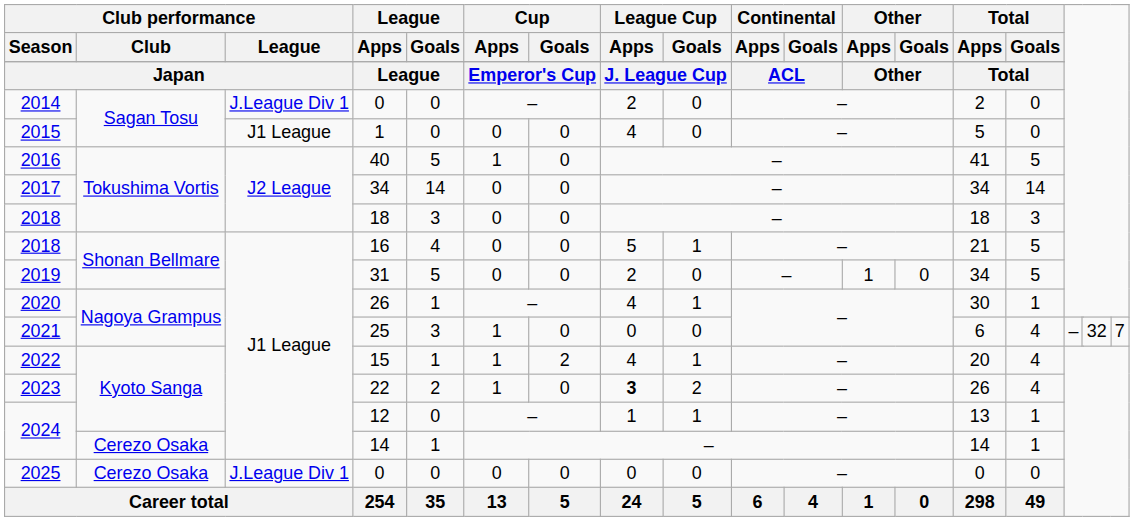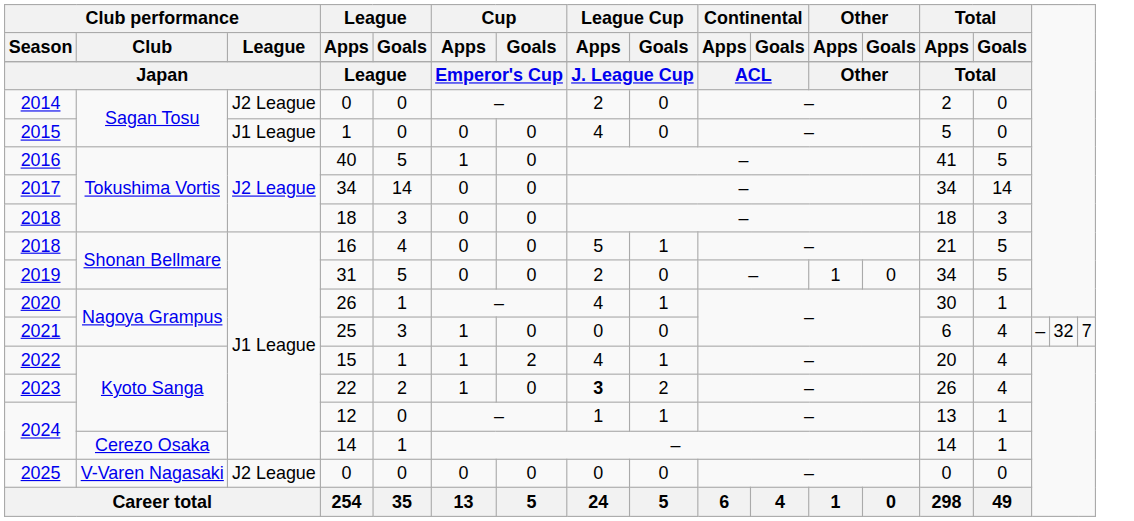(289, 103) J.League Div 1 -> (274, 103) J2 League
(151, 473) Cerezo Osaka -> (152, 473) V-Varen Nagasaki
(289, 473) J.League Div 1 -> (274, 473) J2 League
